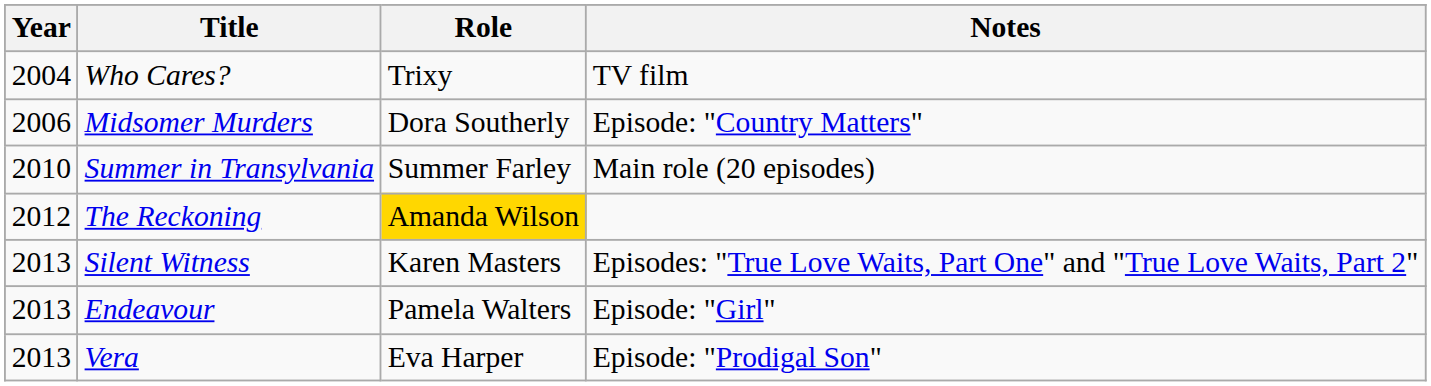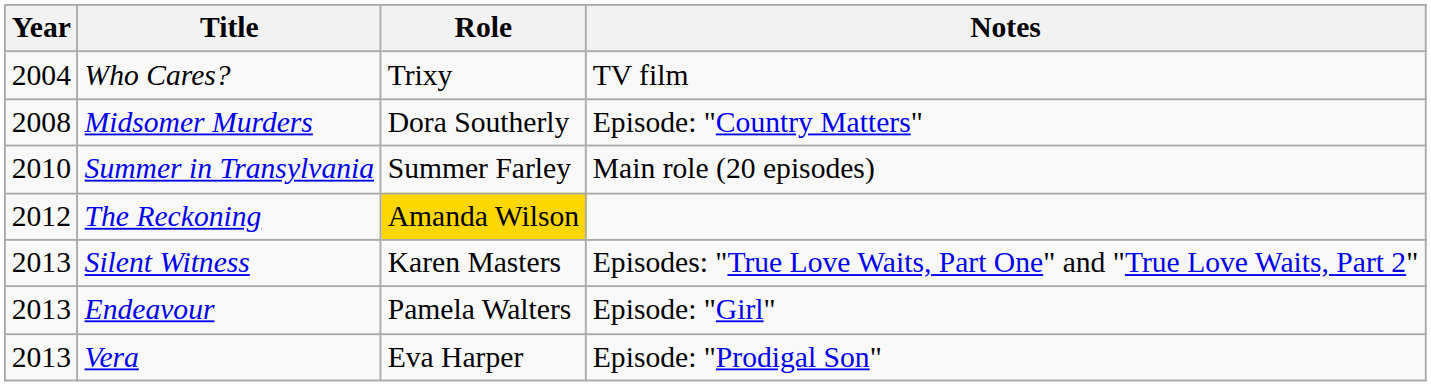(41, 121) 2006 -> (41, 121) 2008
